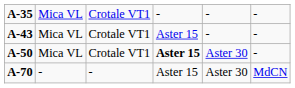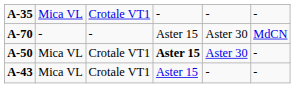rows swapped: (20, 33) <-> (20, 72)
